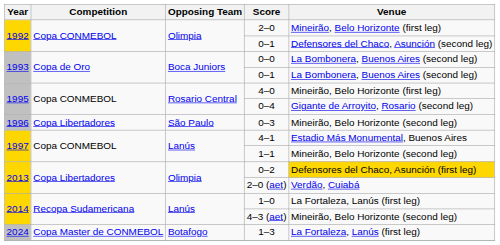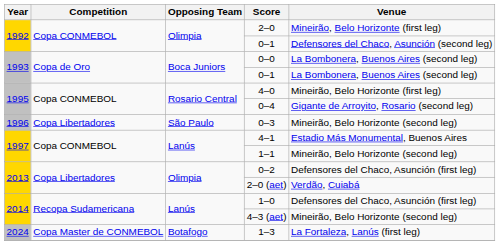(384, 169) gold background -> (384, 169) no background
(356, 201) La Fortaleza, Lanús (first leg) -> (384, 201) Defensores del Chaco, Asunción (first leg)
